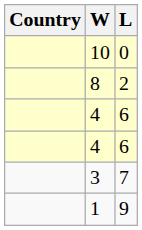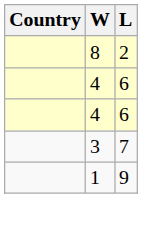- row: (100, 51)
